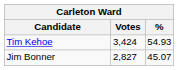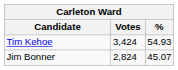(125, 57) 2,827 -> (125, 57) 2,824
